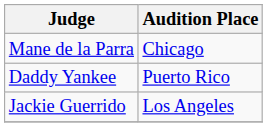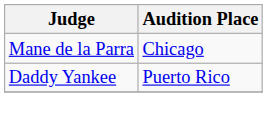- row: (67, 106)
